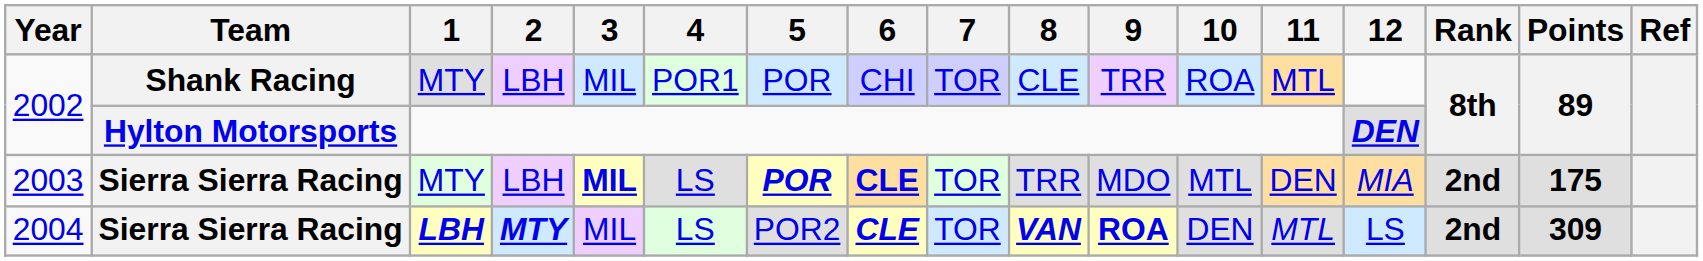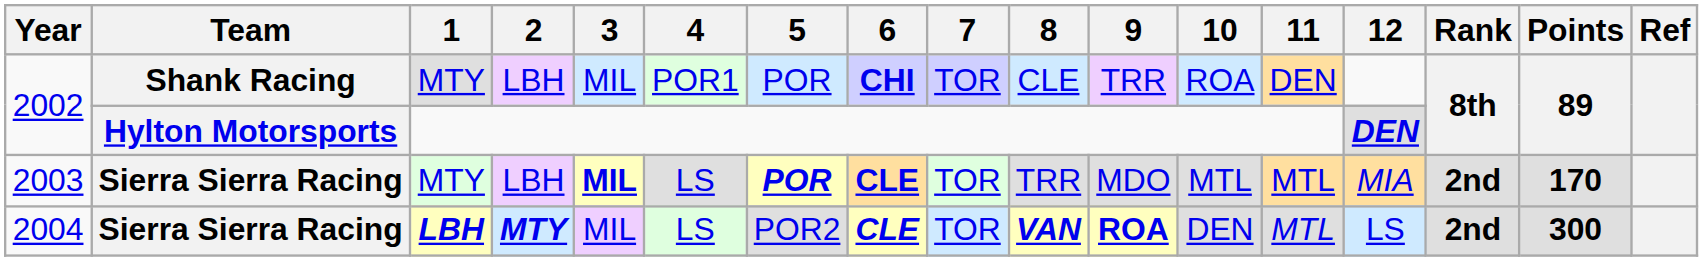(887, 80) normal -> (887, 80) bold
(1303, 80) MTL -> (1303, 80) DEN
(1303, 180) DEN -> (1303, 180) MTL
(1575, 180) 175 -> (1575, 180) 170
(1575, 231) 309 -> (1575, 231) 300
